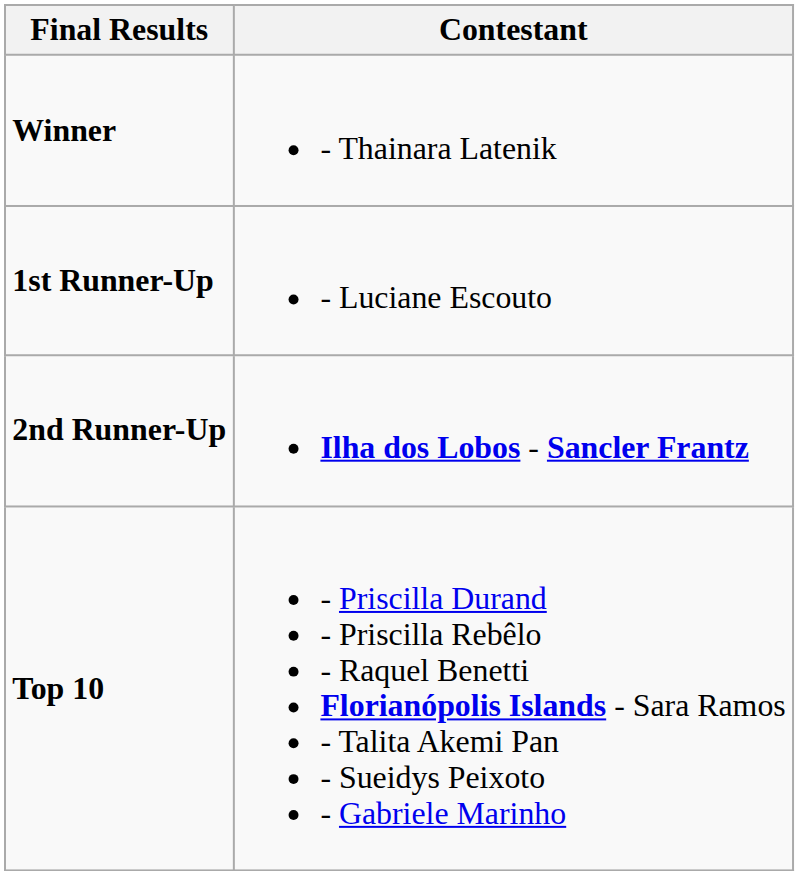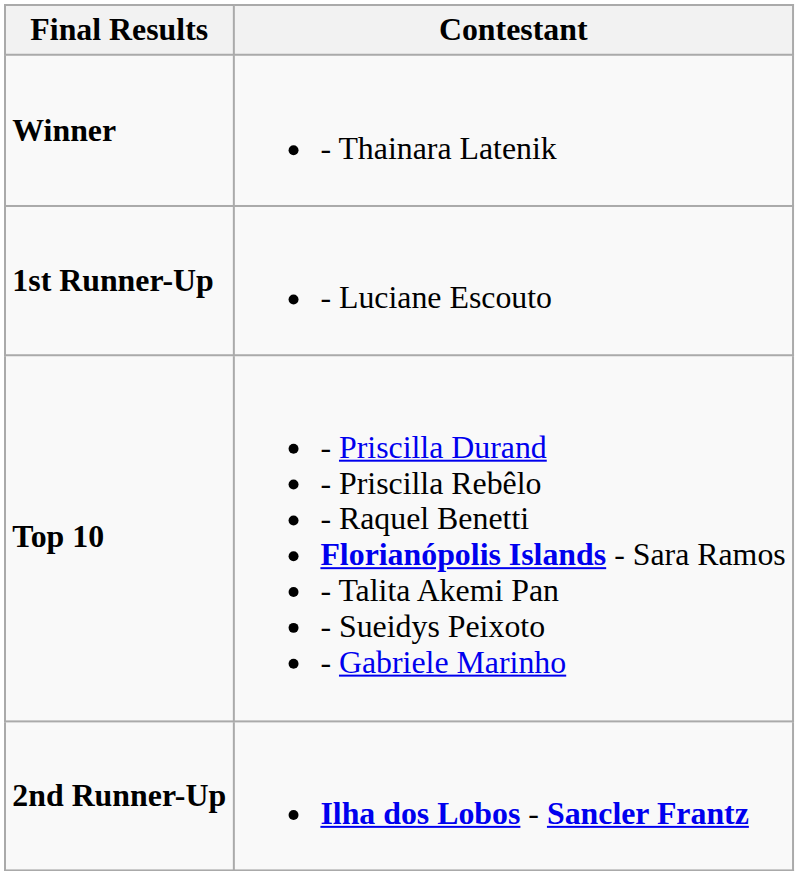rows swapped: (119, 429) <-> (58, 687)
